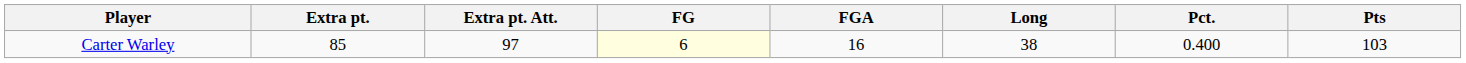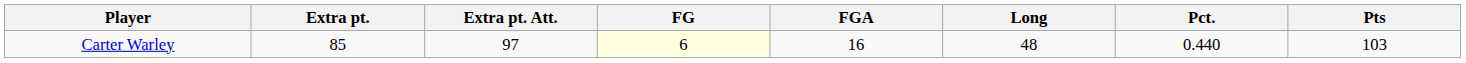(1029, 44) 38 -> (1029, 44) 48
(1202, 44) 0.400 -> (1202, 44) 0.440
